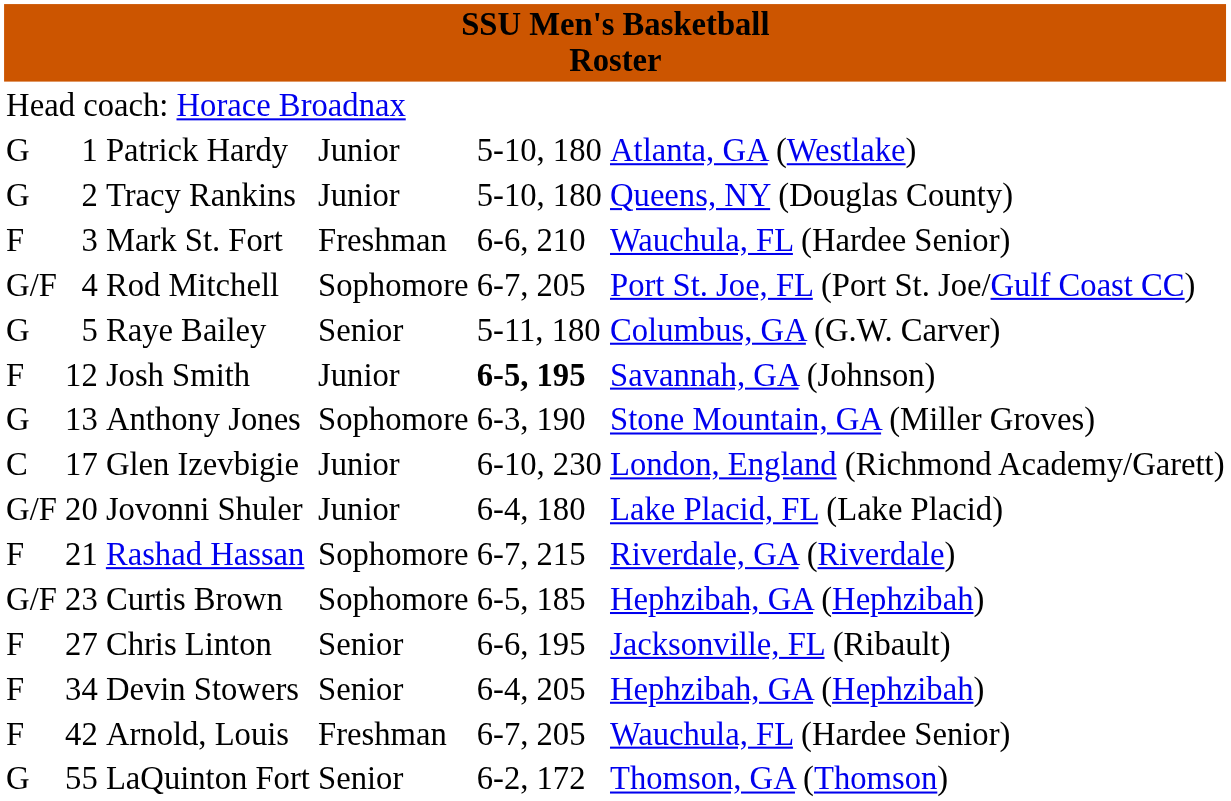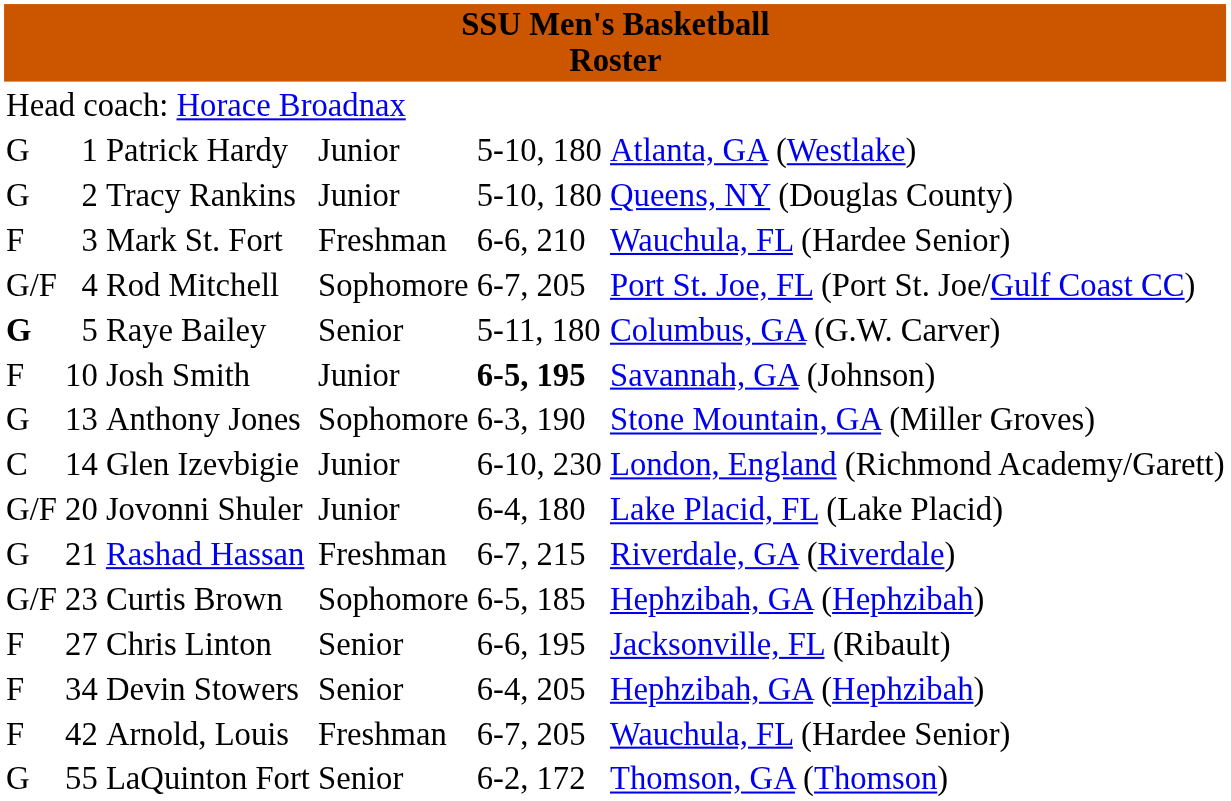(18, 329) normal -> (19, 329) bold
(81, 374) 12 -> (81, 374) 10
(81, 464) 17 -> (81, 464) 14
(15, 554) F -> (18, 554) G
(393, 554) Sophomore -> (382, 554) Freshman
